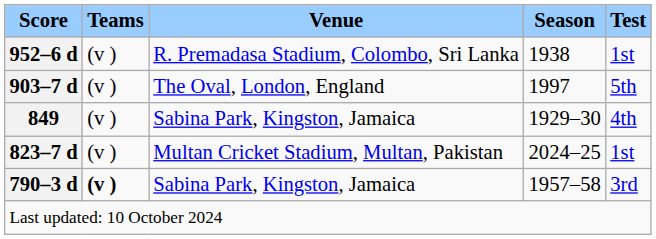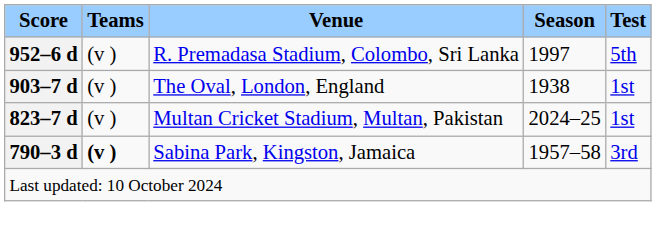(549, 53) 1938 -> (549, 53) 1997
(622, 53) 1st -> (623, 53) 5th
(549, 86) 1997 -> (549, 86) 1938
(623, 86) 5th -> (622, 86) 1st
- row: (44, 119)
